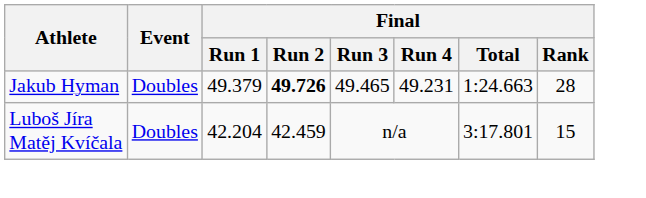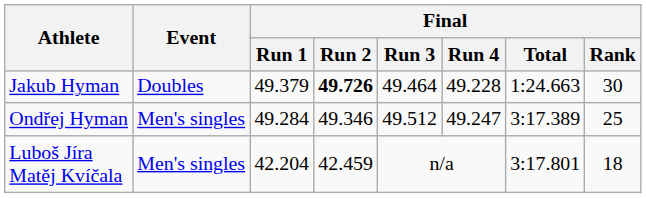(362, 86) 49.465 -> (410, 86) 49.464
(426, 86) 49.231 -> (474, 86) 49.228
(566, 86) 28 -> (613, 86) 30
+ row: (69, 119)
(165, 131) Doubles -> (191, 164) Men's singles
(566, 131) 15 -> (613, 164) 18
